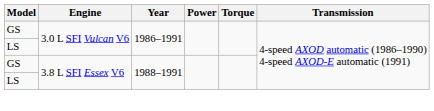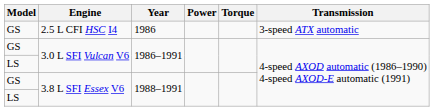+ row: (14, 30)
